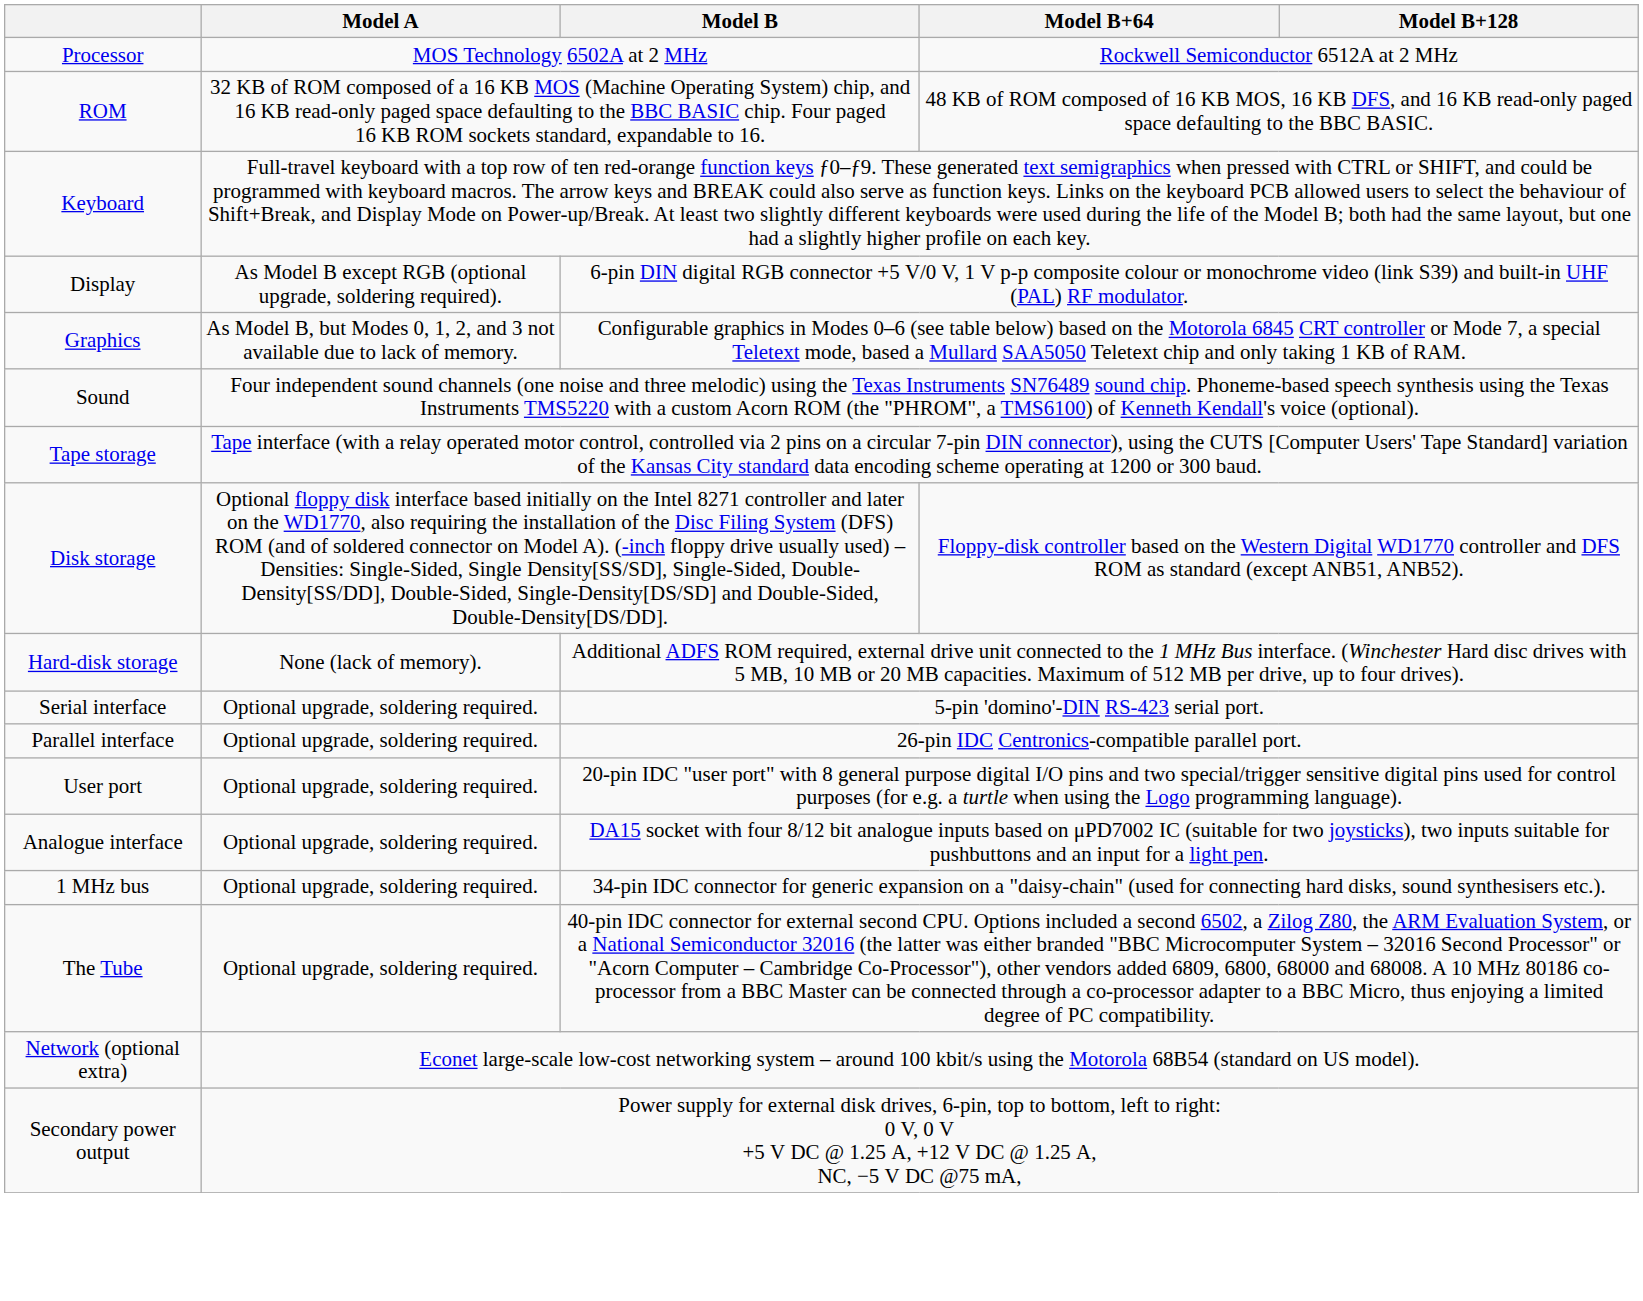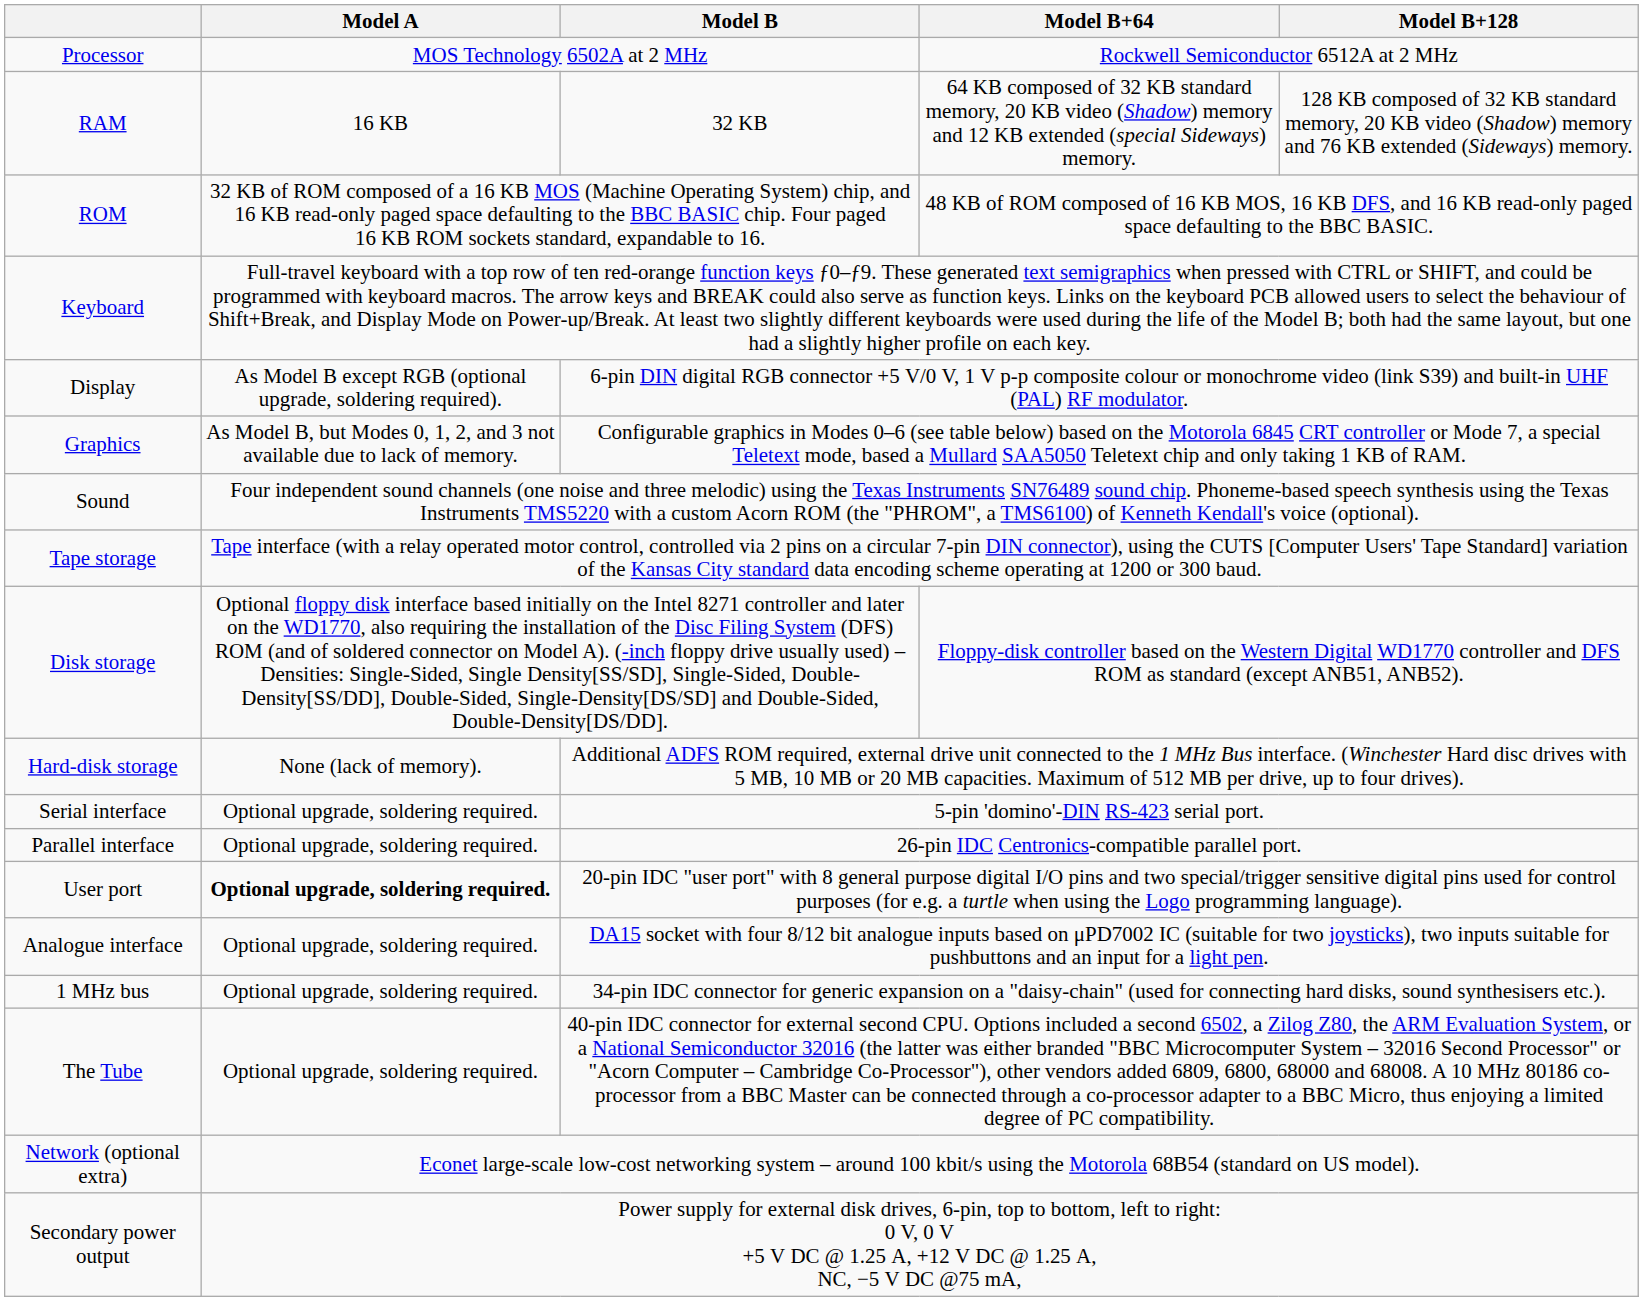+ row: (103, 122)
(380, 785) normal -> (380, 889) bold
